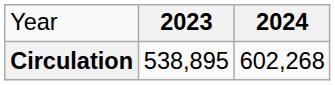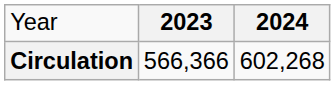(186, 60) 538,895 -> (186, 60) 566,366
